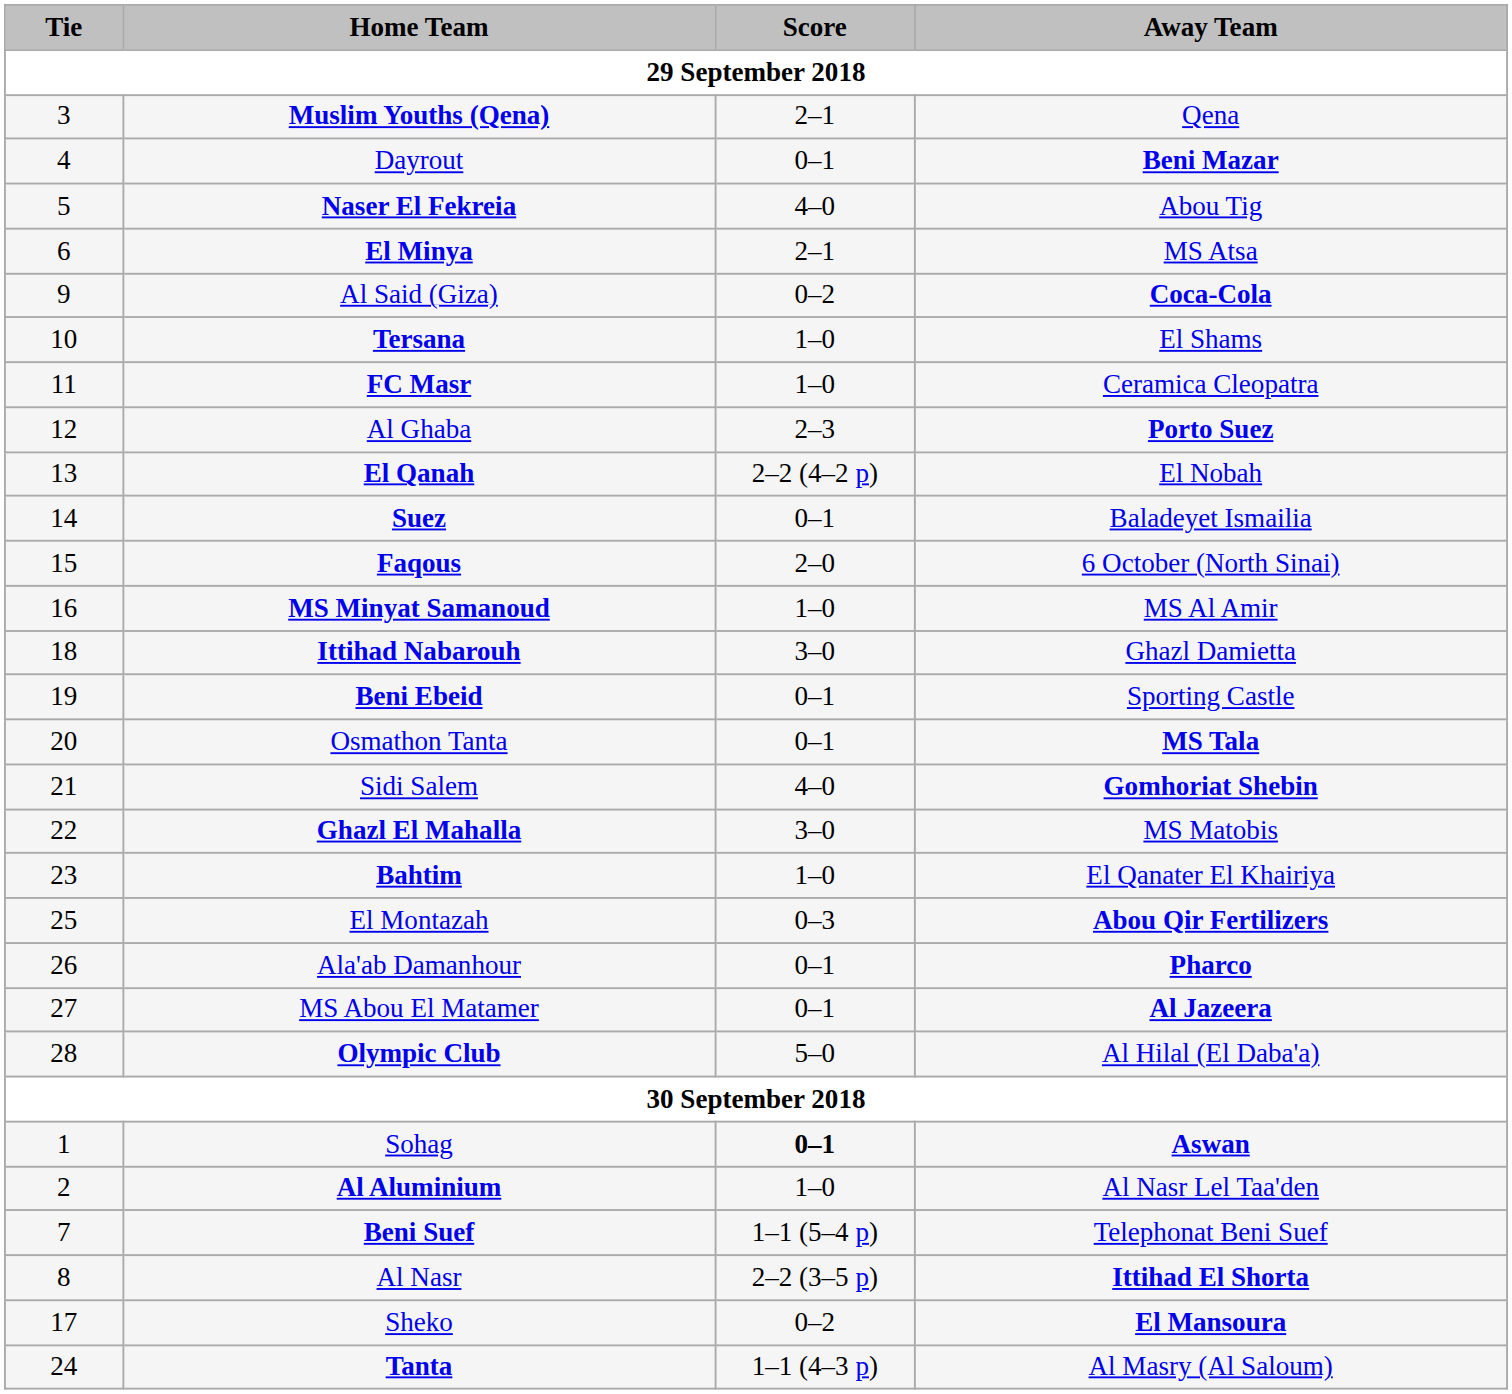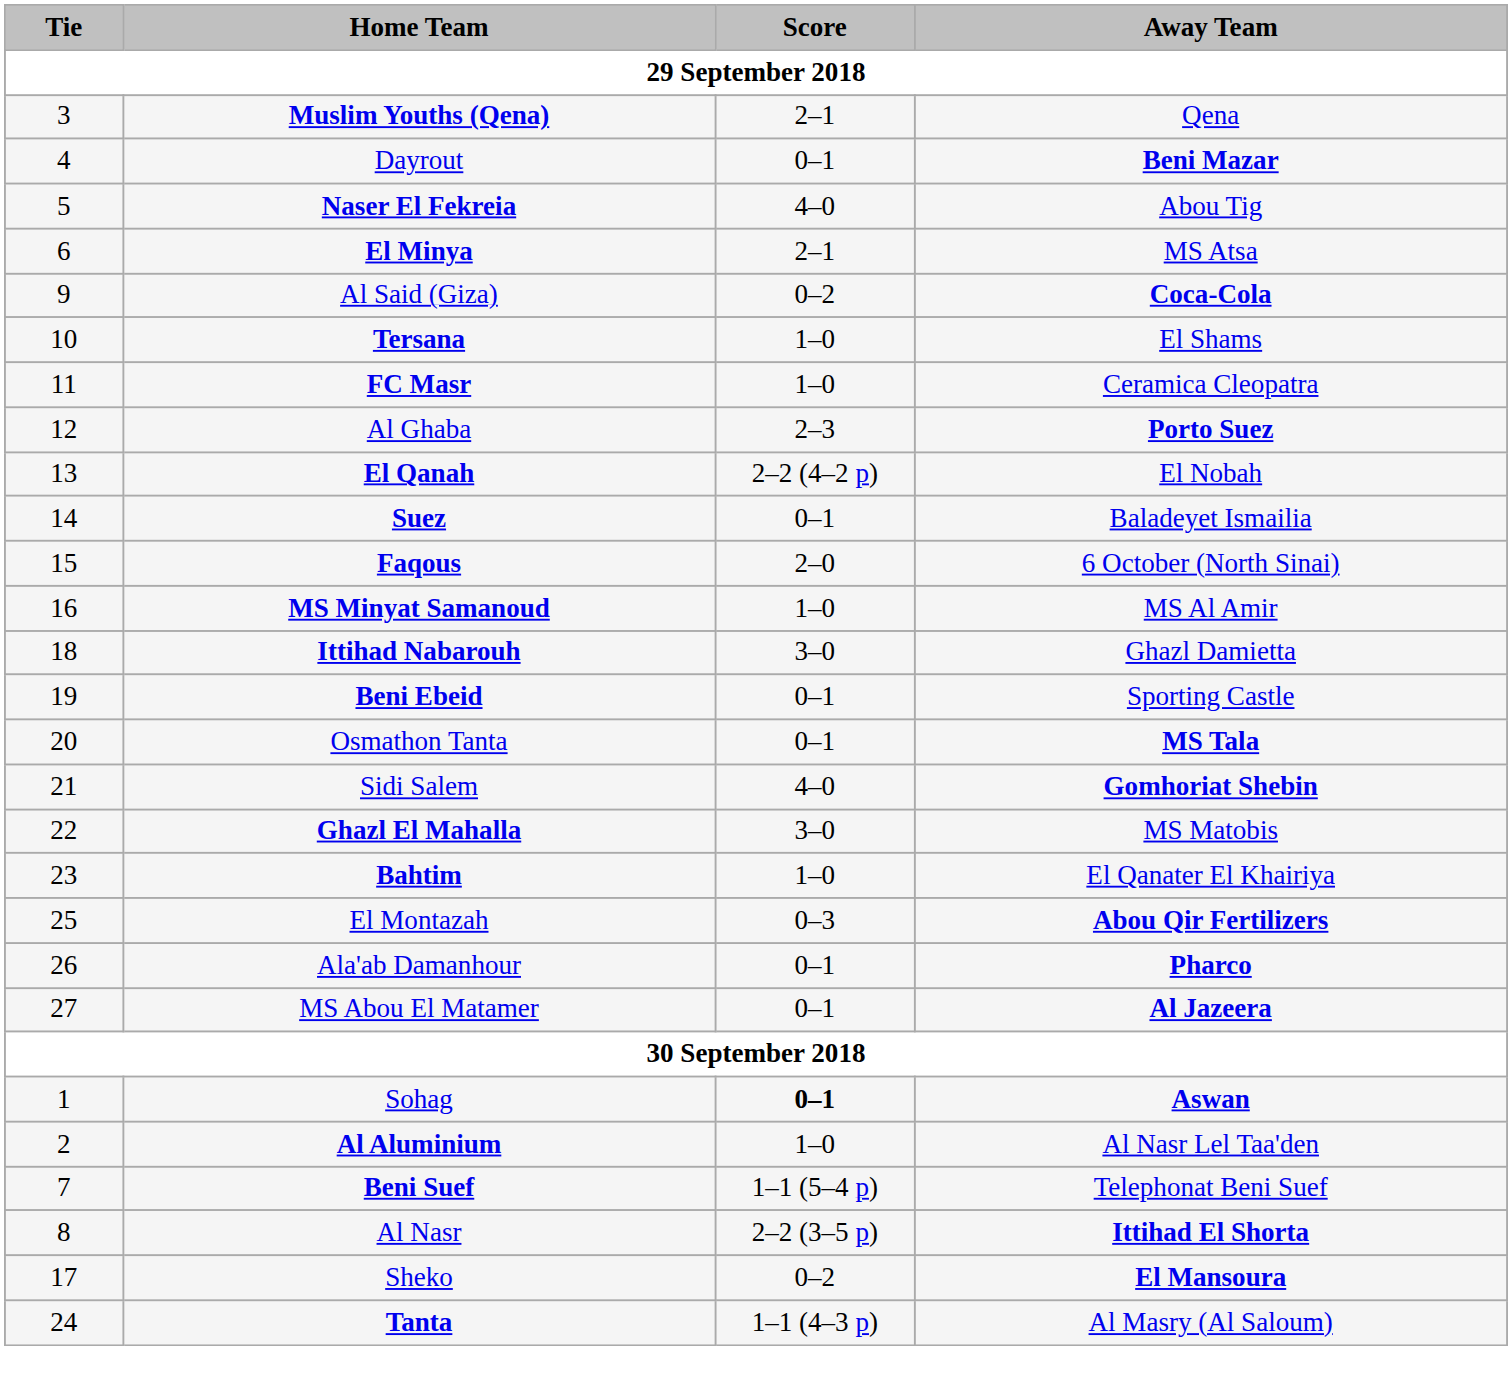- row: (419, 1054)
